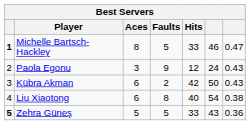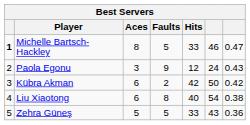(234, 83) 0.43 -> (234, 83) 0.42
(9, 113) bold -> (9, 113) normal
